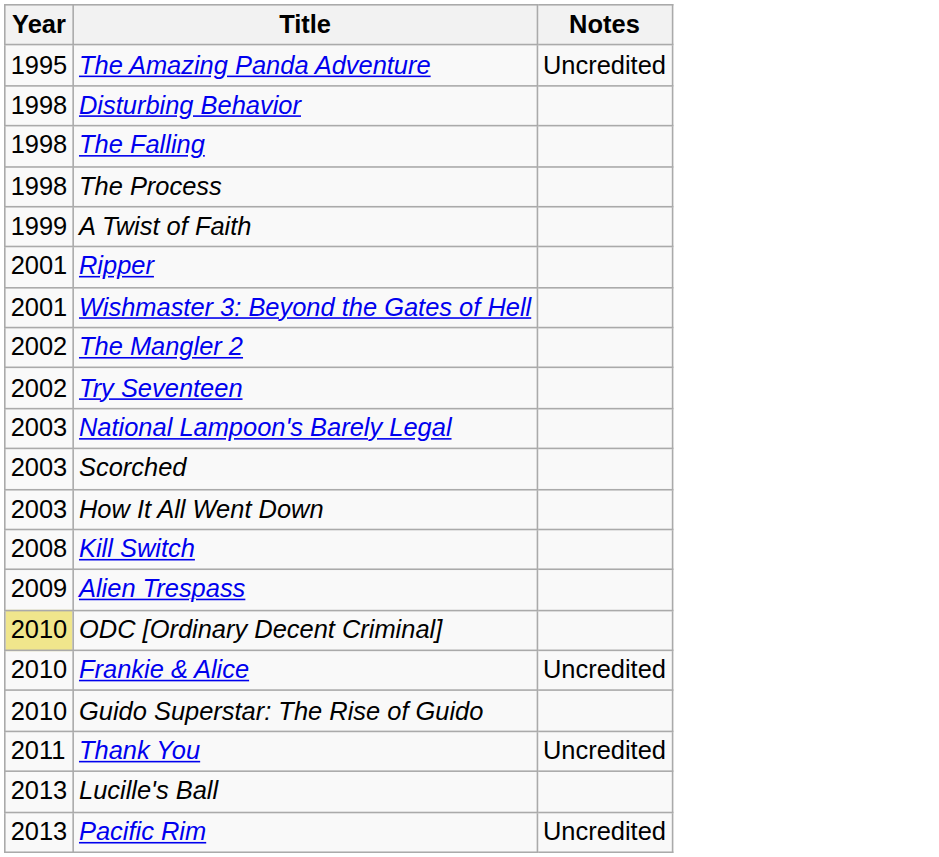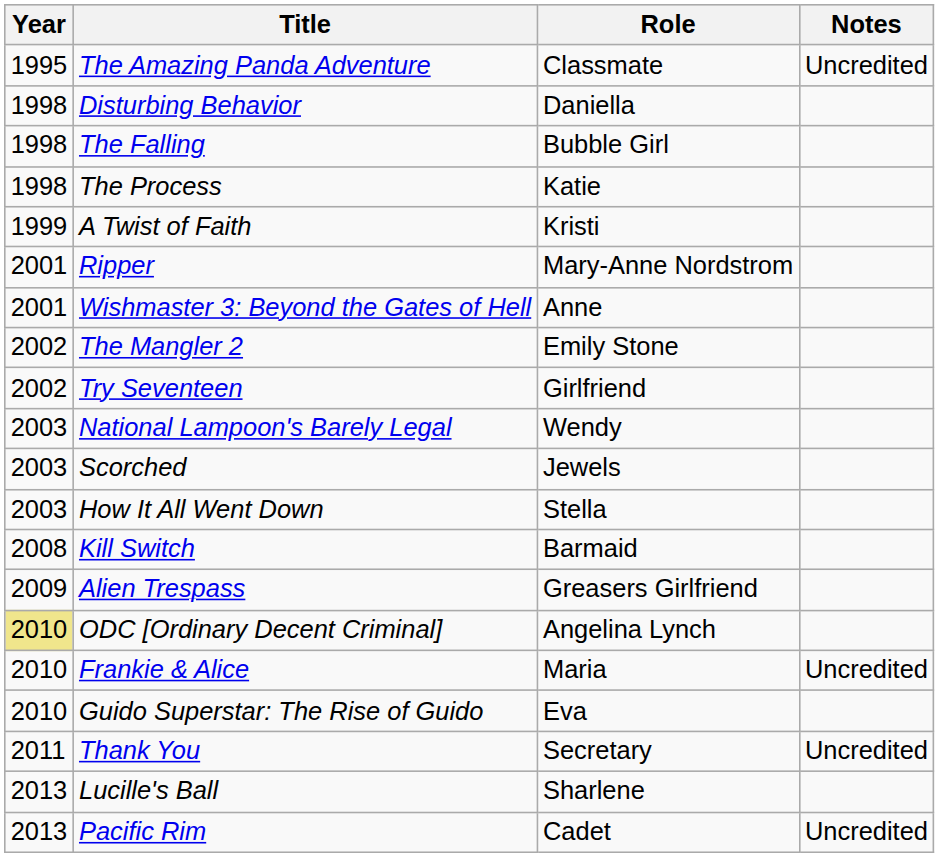+ column: (668, 24)
